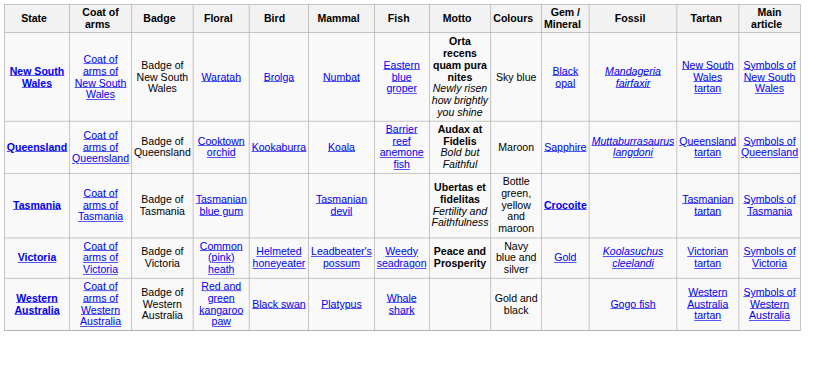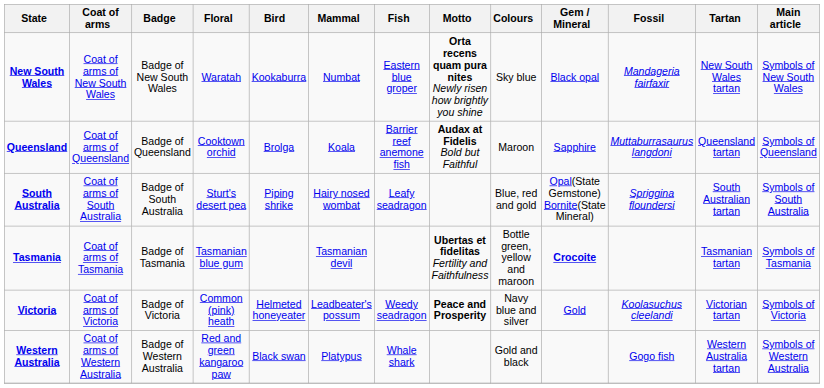(279, 77) Brolga -> (279, 77) Kookaburra
(279, 147) Kookaburra -> (279, 147) Brolga
+ row: (37, 199)
